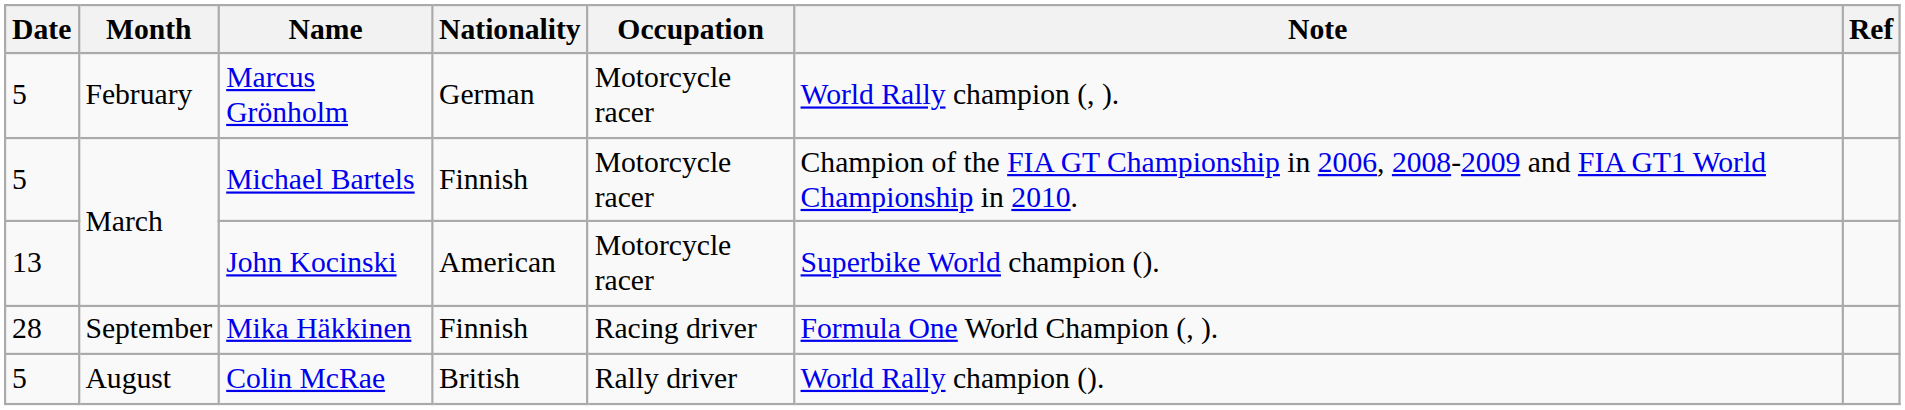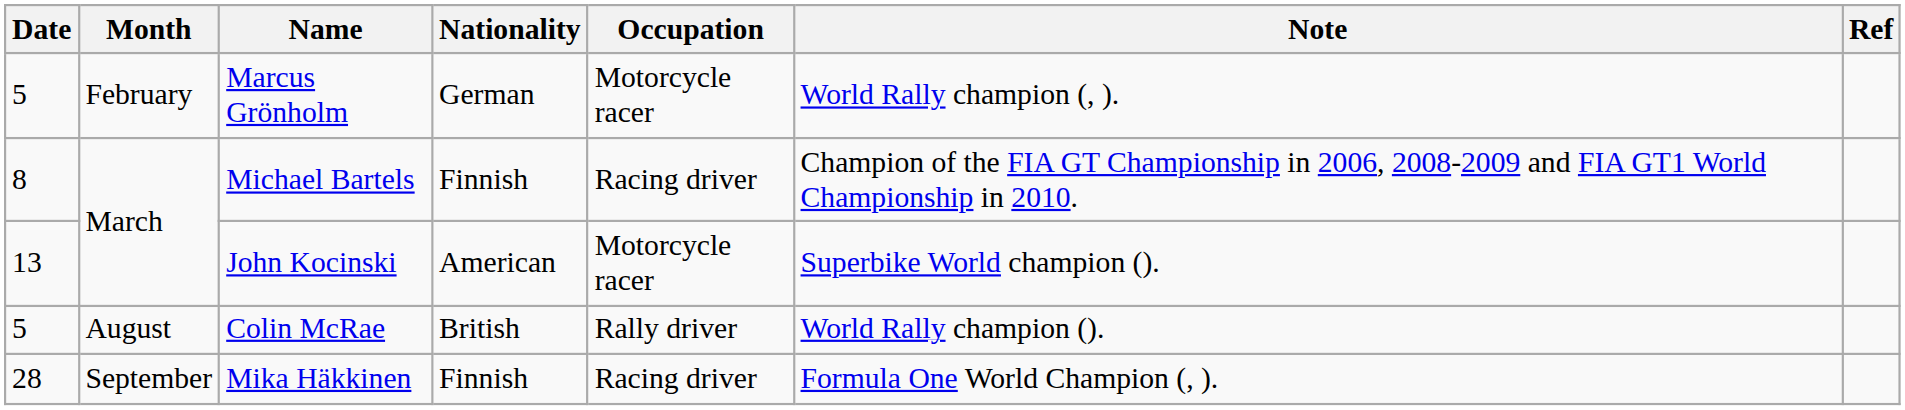(20, 178) 5 -> (20, 178) 8
(663, 178) Motorcycle racer -> (676, 178) Racing driver
rows swapped: (306, 377) <-> (319, 328)
